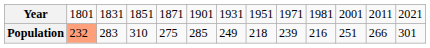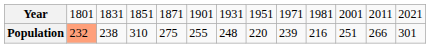(109, 33) 283 -> (109, 33) 238
(198, 33) 285 -> (198, 33) 255
(228, 33) 249 -> (228, 33) 248
(258, 33) 218 -> (258, 33) 220
